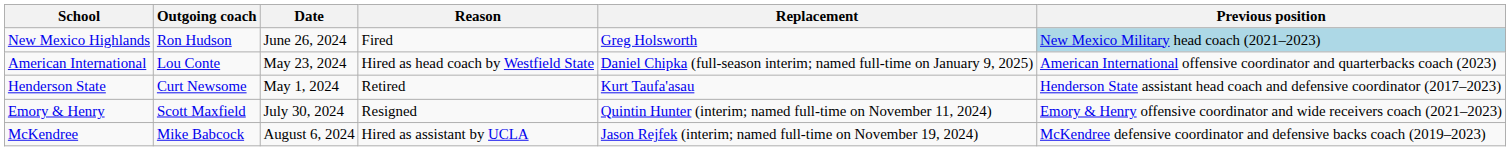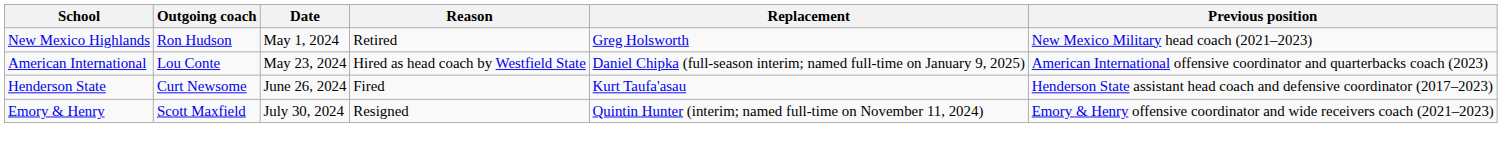(305, 39) June 26, 2024 -> (301, 39) May 1, 2024
(377, 39) Fired -> (375, 39) Retired
(1180, 39) lightblue background -> (1172, 39) no background
(301, 87) May 1, 2024 -> (305, 87) June 26, 2024
(384, 87) Retired -> (369, 87) Fired
- row: (43, 134)
